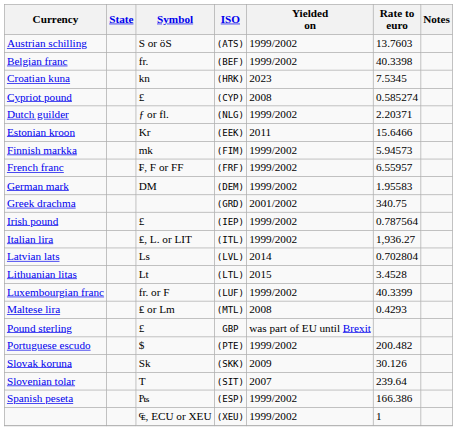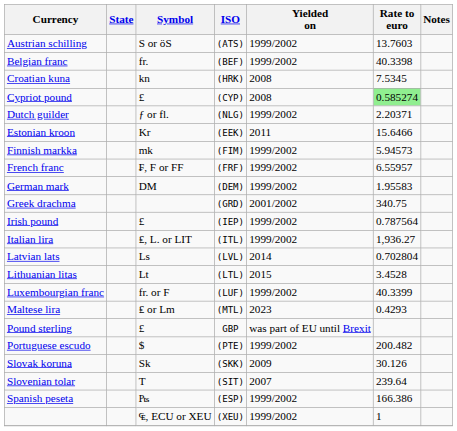(260, 79) 2023 -> (260, 79) 2008
(397, 97) no background -> (397, 97) lightgreen background
(260, 310) 2008 -> (260, 310) 2023
